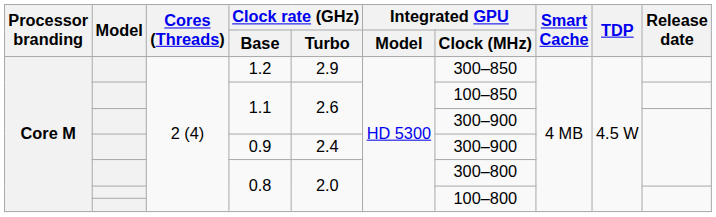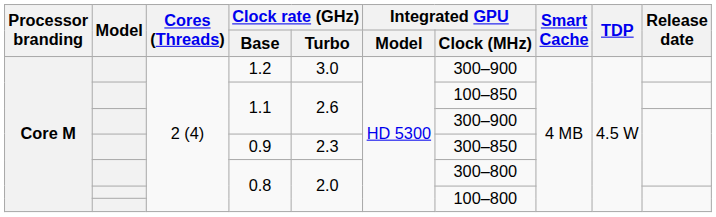(327, 69) 2.9 -> (327, 69) 3.0
(485, 69) 300–850 -> (485, 69) 300–900
(327, 146) 2.4 -> (327, 146) 2.3
(485, 146) 300–900 -> (485, 146) 300–850
